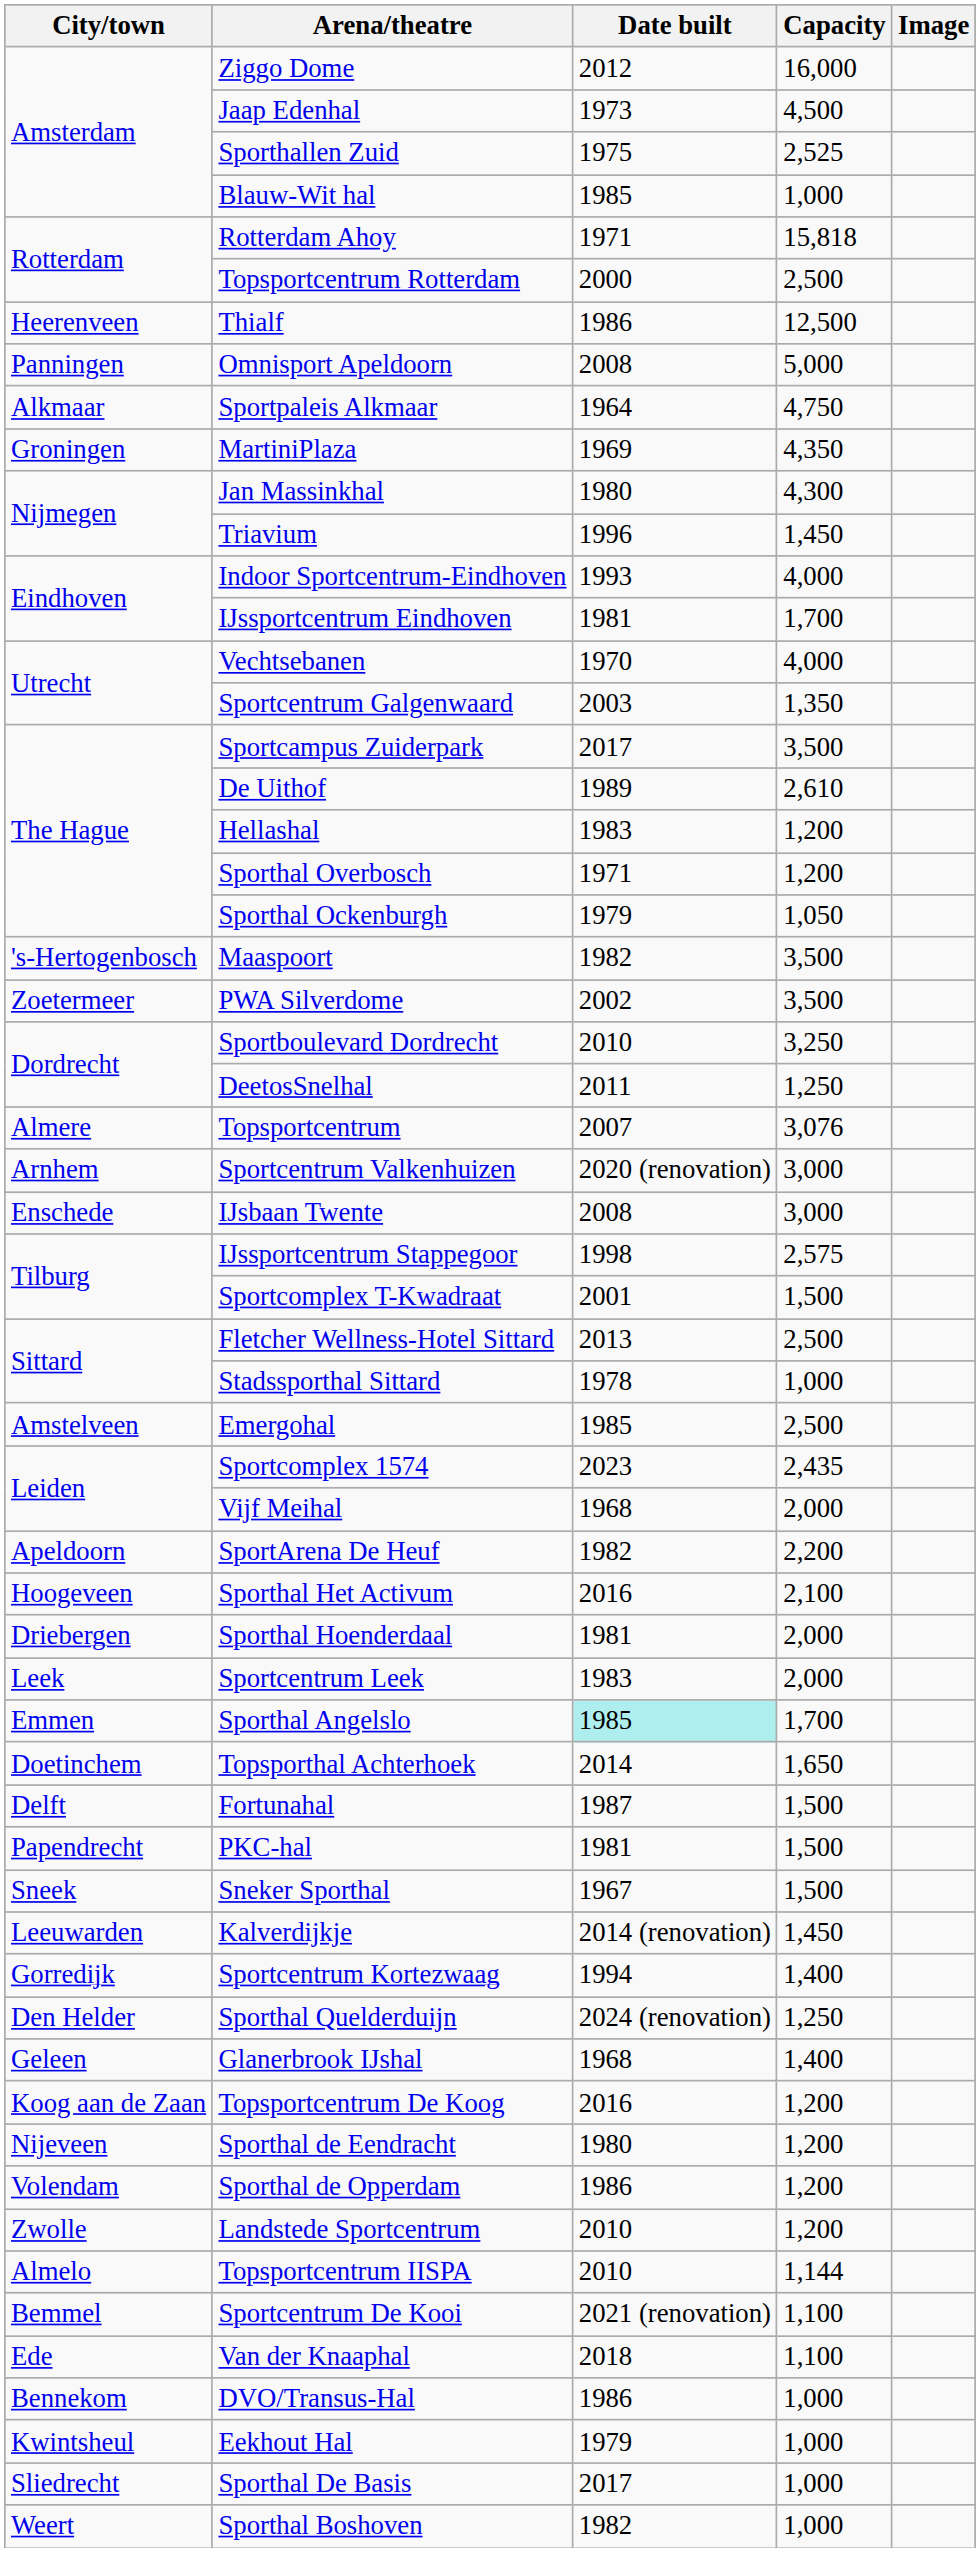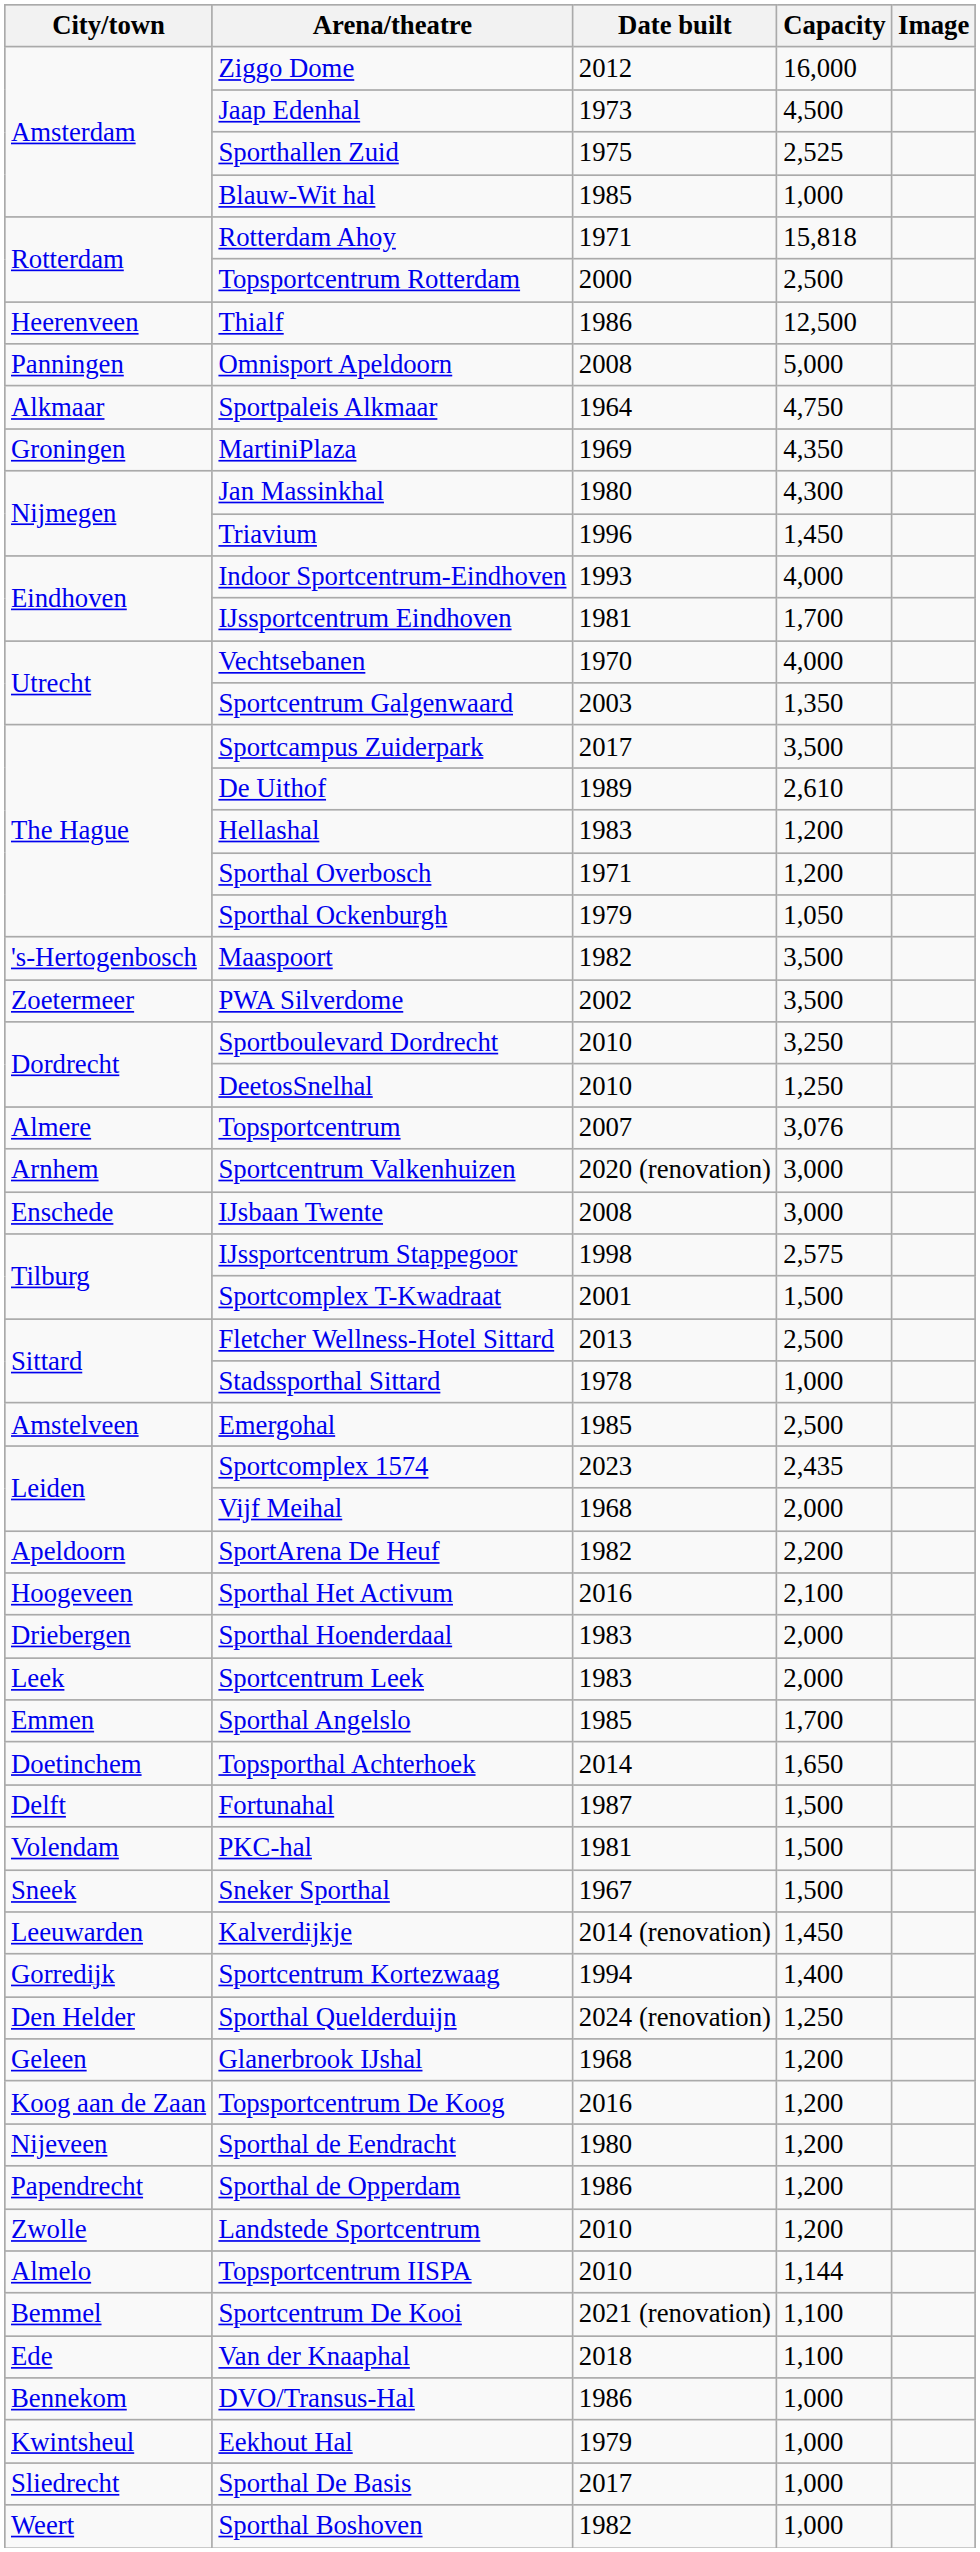(605, 1085) 2011 -> (606, 1085) 2010
(606, 1635) 1981 -> (606, 1635) 1983
(606, 1720) paleturquoise background -> (606, 1720) no background
(77, 1847) Papendrecht -> (65, 1847) Volendam
(813, 2059) 1,400 -> (813, 2059) 1,200
(65, 2186) Volendam -> (77, 2186) Papendrecht
